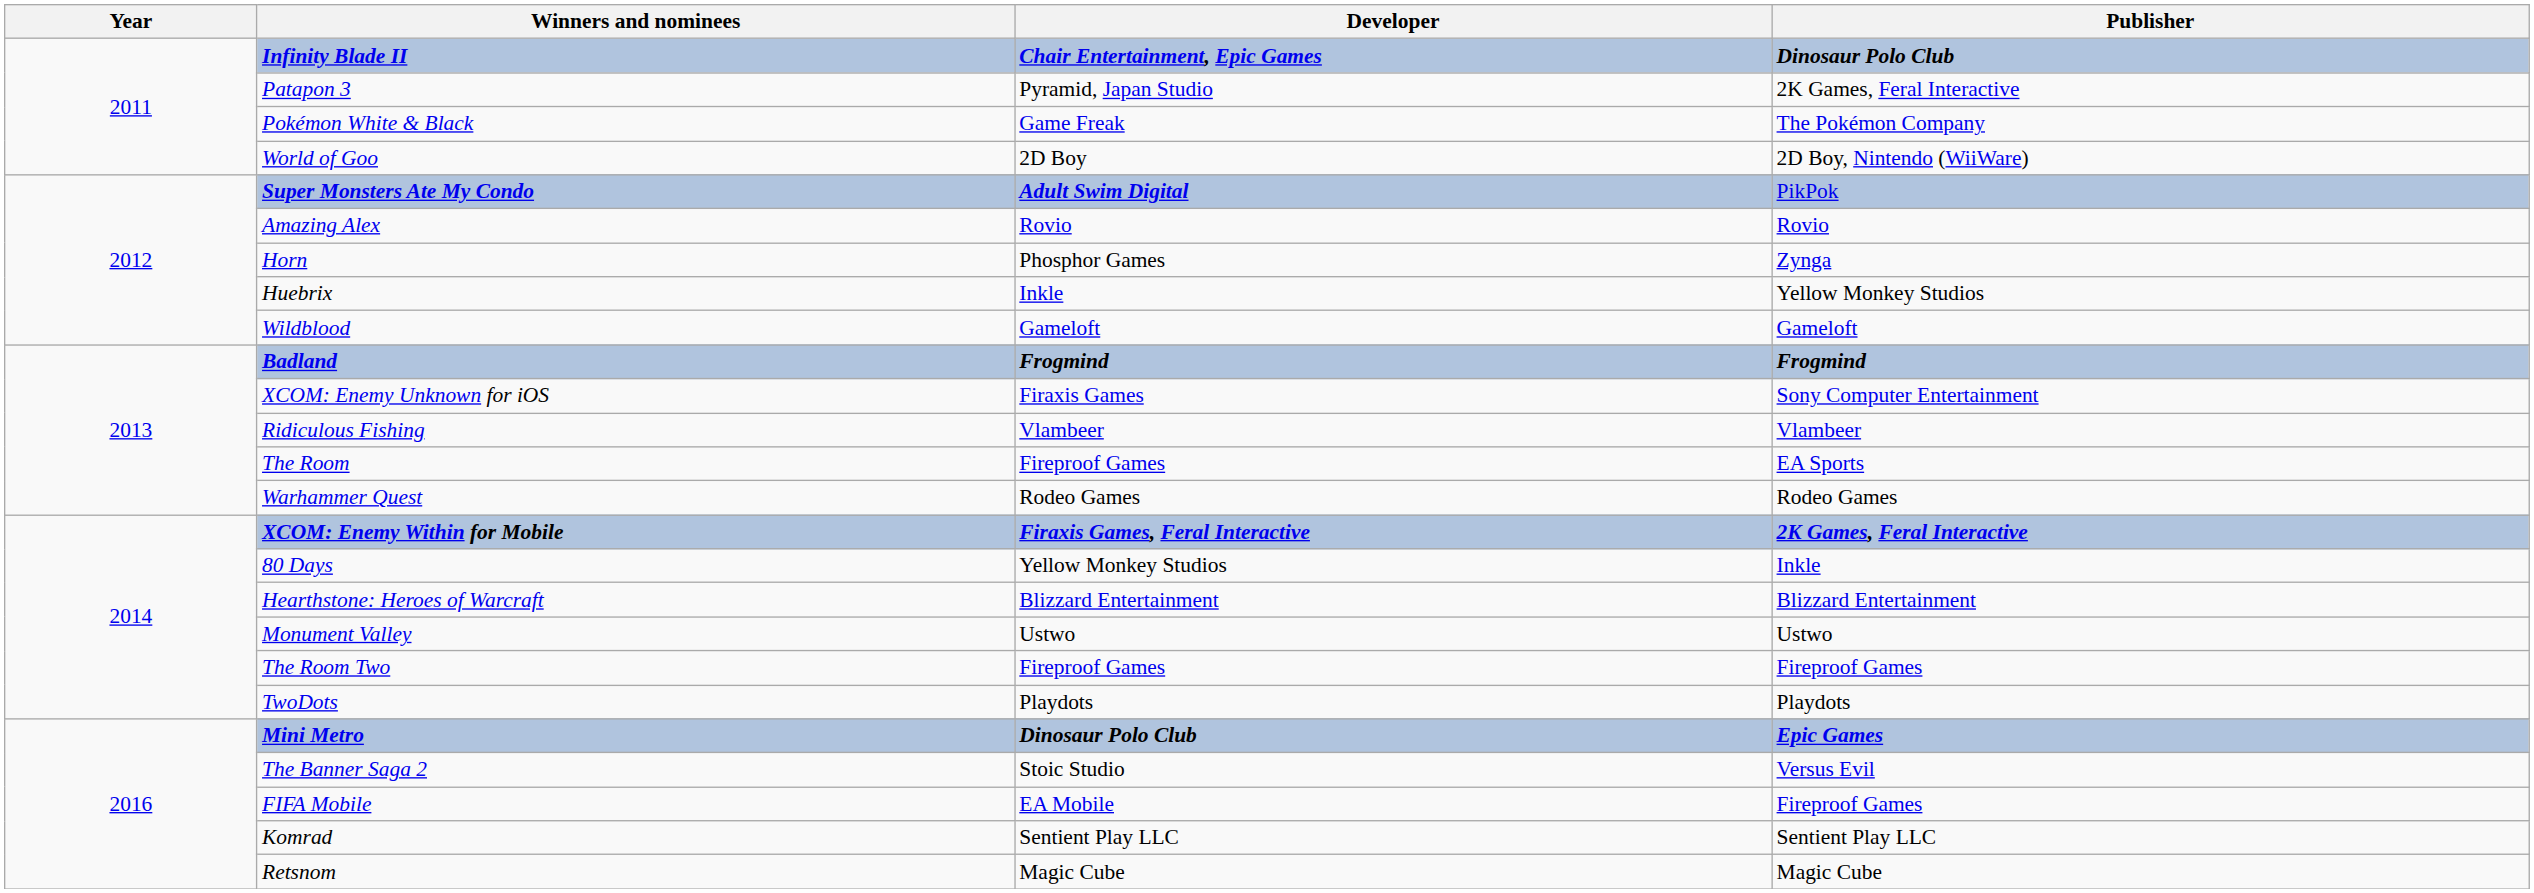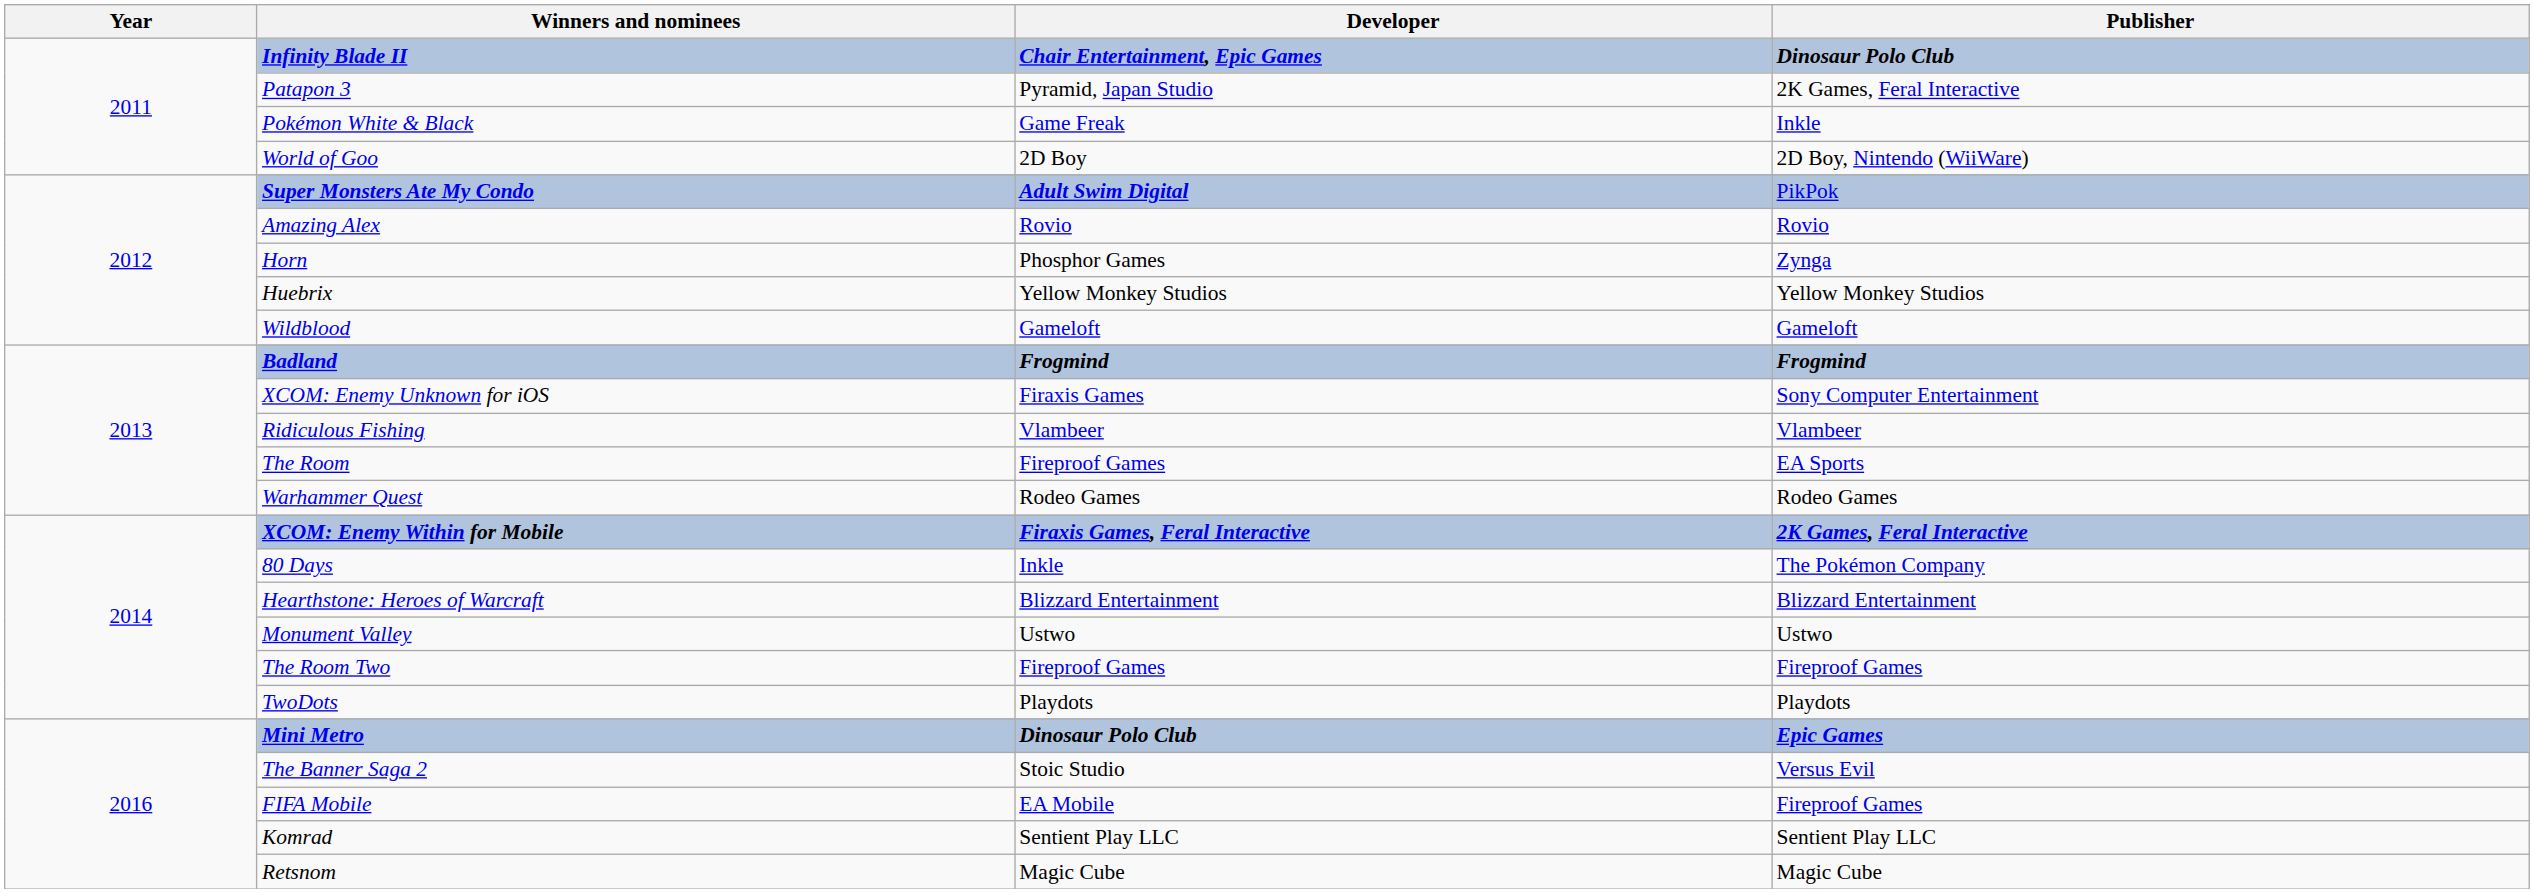(1881, 123) The Pokémon Company -> (1799, 123) Inkle
(1041, 293) Inkle -> (1123, 293) Yellow Monkey Studios
(1123, 565) Yellow Monkey Studios -> (1041, 565) Inkle
(1799, 565) Inkle -> (1881, 565) The Pokémon Company
